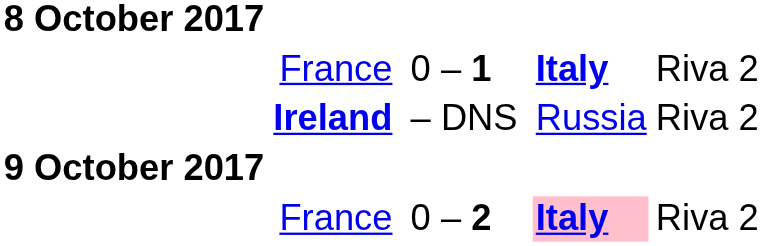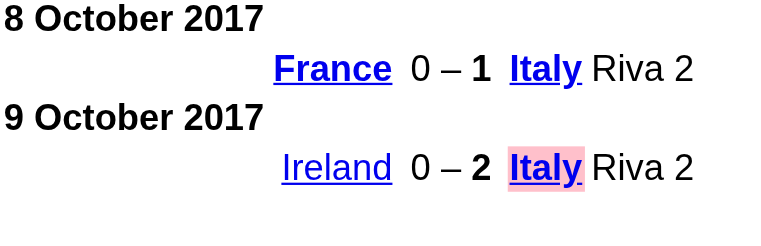(336, 68) normal -> (333, 68) bold
- row: (464, 118)
(336, 218) France -> (337, 168) Ireland
